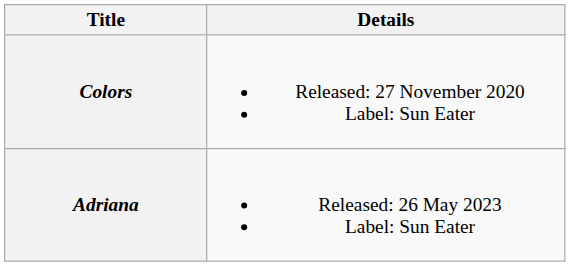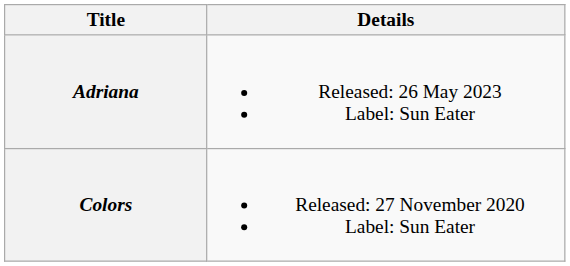rows swapped: (106, 91) <-> (106, 204)
